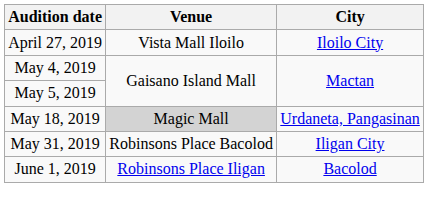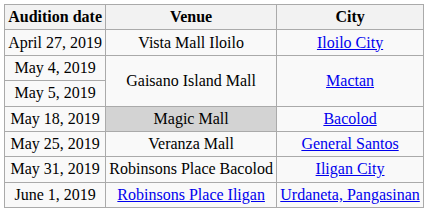(350, 118) Urdaneta, Pangasinan -> (350, 118) Bacolod
+ row: (55, 144)
(350, 169) Bacolod -> (350, 194) Urdaneta, Pangasinan
